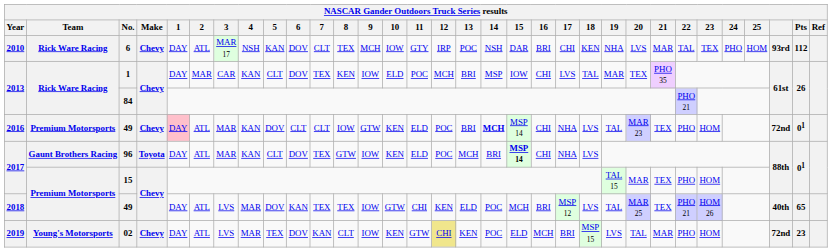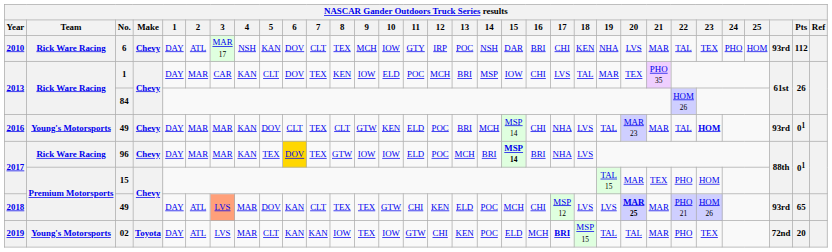(686, 101) PHO 21 -> (684, 101) HOM 26
(73, 127) Premium Motorsports -> (71, 127) Young's Motorsports
(178, 127) pink background -> (174, 127) no background
(202, 127) ATL -> (198, 127) MAR
(322, 127) CLT -> (318, 127) TEX
(346, 127) IOW -> (342, 127) CLT
(494, 127) bold -> (489, 127) normal
(663, 127) TEX -> (659, 127) MAR
(686, 127) PHO -> (684, 127) TAL
(710, 127) normal -> (709, 127) bold
(781, 127) 72nd -> (781, 127) 93rd
(73, 154) Gaunt Brothers Racing -> (71, 154) Rick Ware Racing
(152, 154) Toyota -> (148, 154) Chevy
(202, 154) ATL -> (198, 154) MAR
(275, 154) CLT -> (271, 154) TEX
(298, 154) no background -> (295, 154) gold background
(395, 154) KEN -> (391, 154) IOW
(543, 154) CHI -> (538, 154) BRI
(226, 207) no background -> (223, 207) lightsalmon background
(322, 207) TEX -> (318, 207) CLT
(370, 207) IOW -> (367, 207) TEX
(543, 207) BRI -> (538, 207) CHI
(614, 207) TAL -> (609, 207) LVS
(638, 206) normal -> (634, 207) bold
(663, 207) TEX -> (659, 207) MAR
(781, 207) 40th -> (781, 207) 93rd
(152, 233) Chevy -> (148, 233) Toyota
(275, 233) TEX -> (271, 233) CLT
(298, 233) DOV -> (295, 233) KAN
(346, 233) CLT -> (342, 233) IOW
(370, 233) IOW -> (367, 233) TEX
(395, 233) KEN -> (391, 233) IOW
(444, 233) khaki background -> (440, 233) no background
(567, 233) normal -> (562, 233) bold
(614, 233) LVS -> (609, 233) TAL
(710, 233) HOM -> (709, 233) TEX
(801, 233) 23 -> (801, 233) 20
